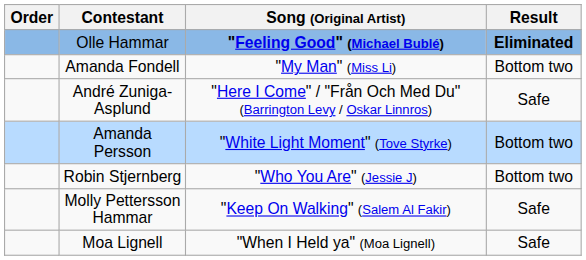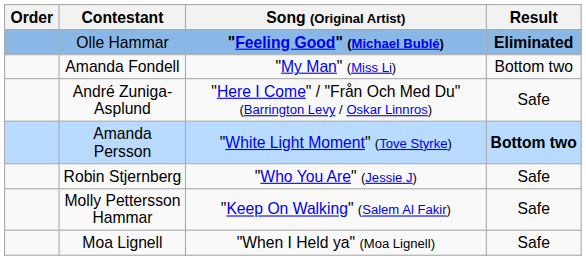(534, 143) normal -> (534, 143) bold
(534, 176) Bottom two -> (534, 176) Safe
